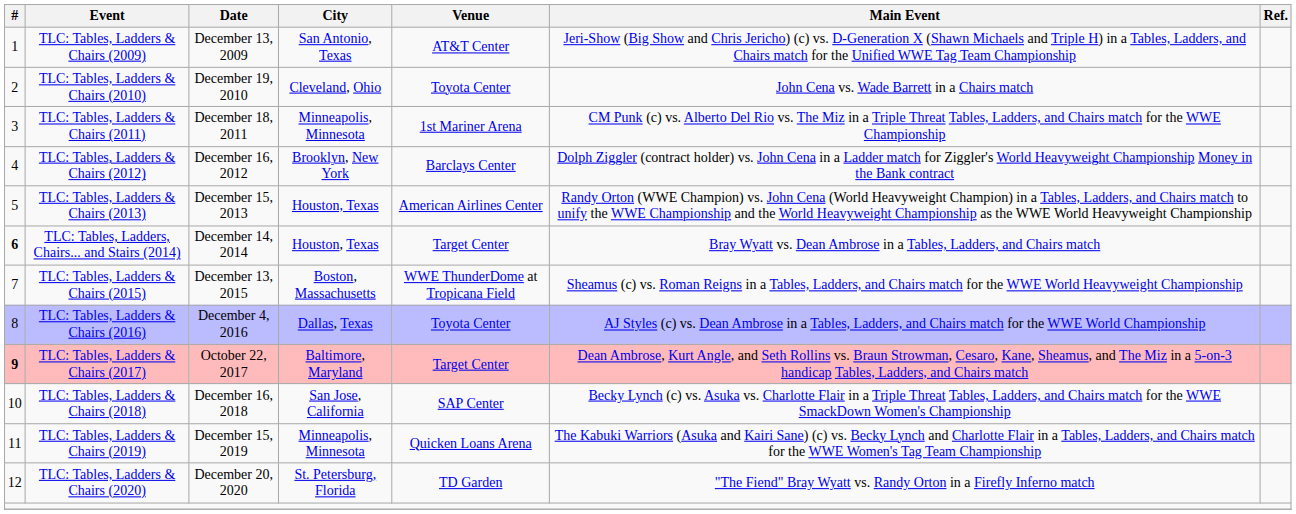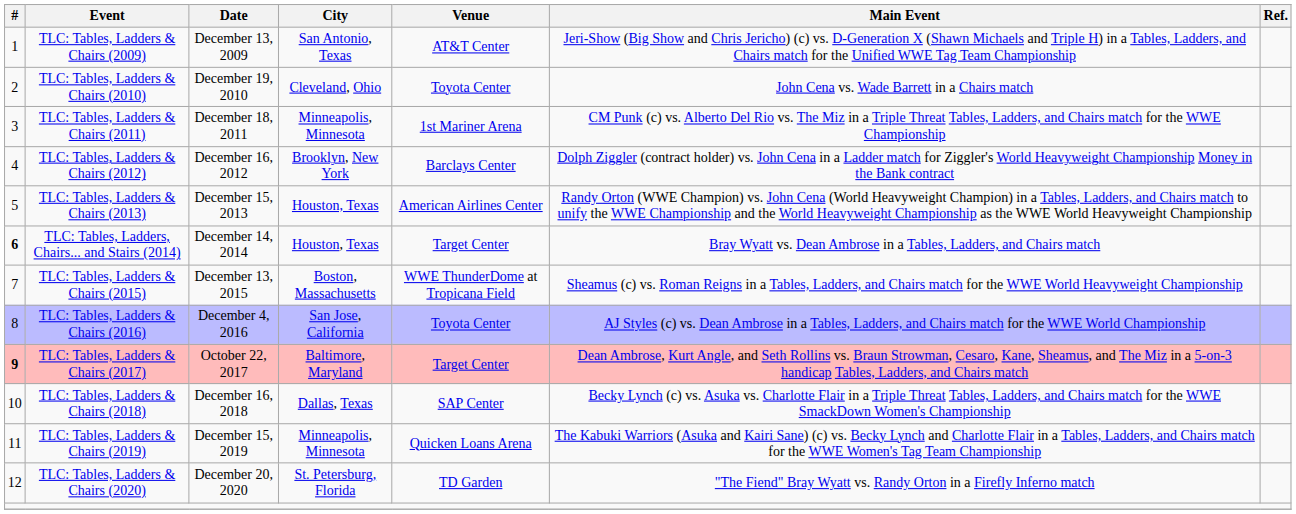(335, 324) Dallas, Texas -> (335, 324) San Jose, California
(335, 403) San Jose, California -> (335, 403) Dallas, Texas
